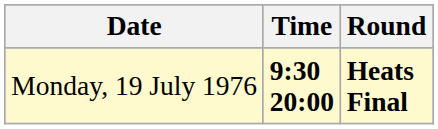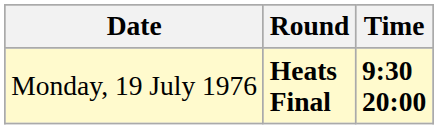columns swapped: (302, 26) <-> (386, 26)
